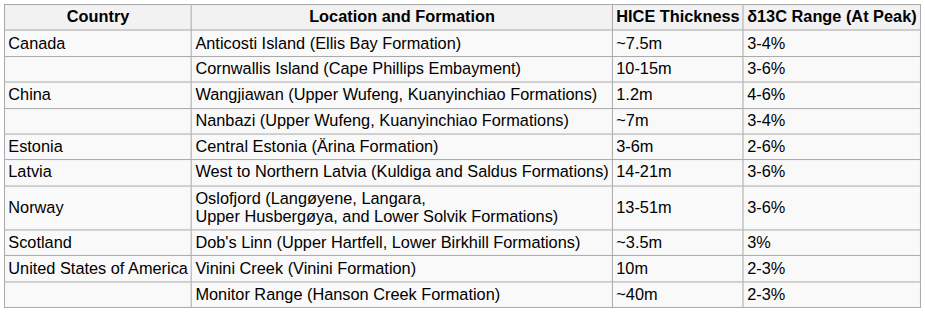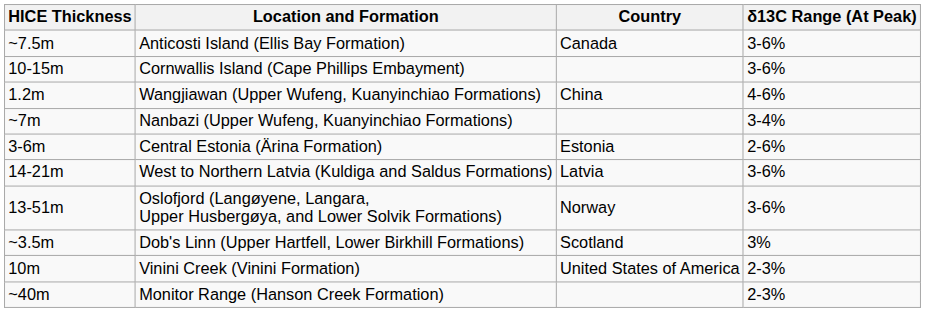columns swapped: (98, 17) <-> (678, 17)
(766, 43) 3-4% -> (766, 43) 3-6%
